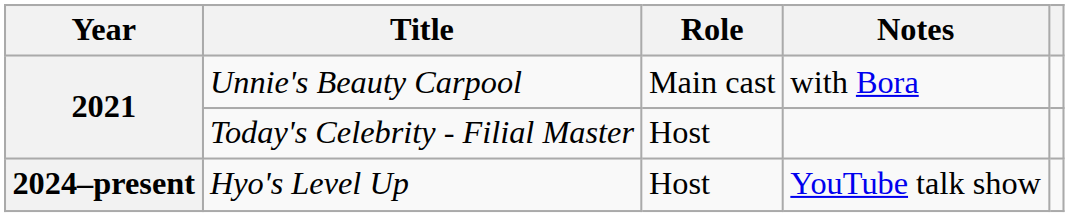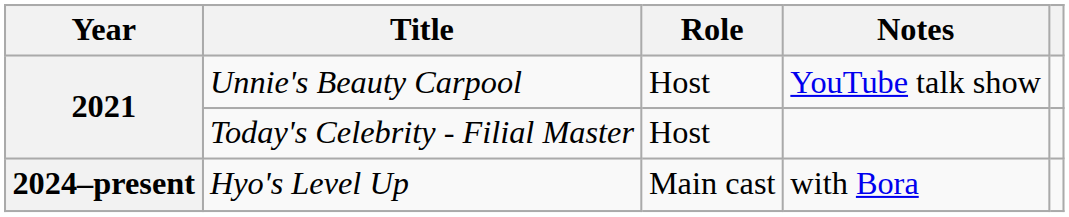(712, 81) Main cast -> (679, 81) Host
(855, 81) with Bora -> (916, 81) YouTube talk show
(679, 183) Host -> (712, 183) Main cast
(916, 183) YouTube talk show -> (855, 183) with Bora
